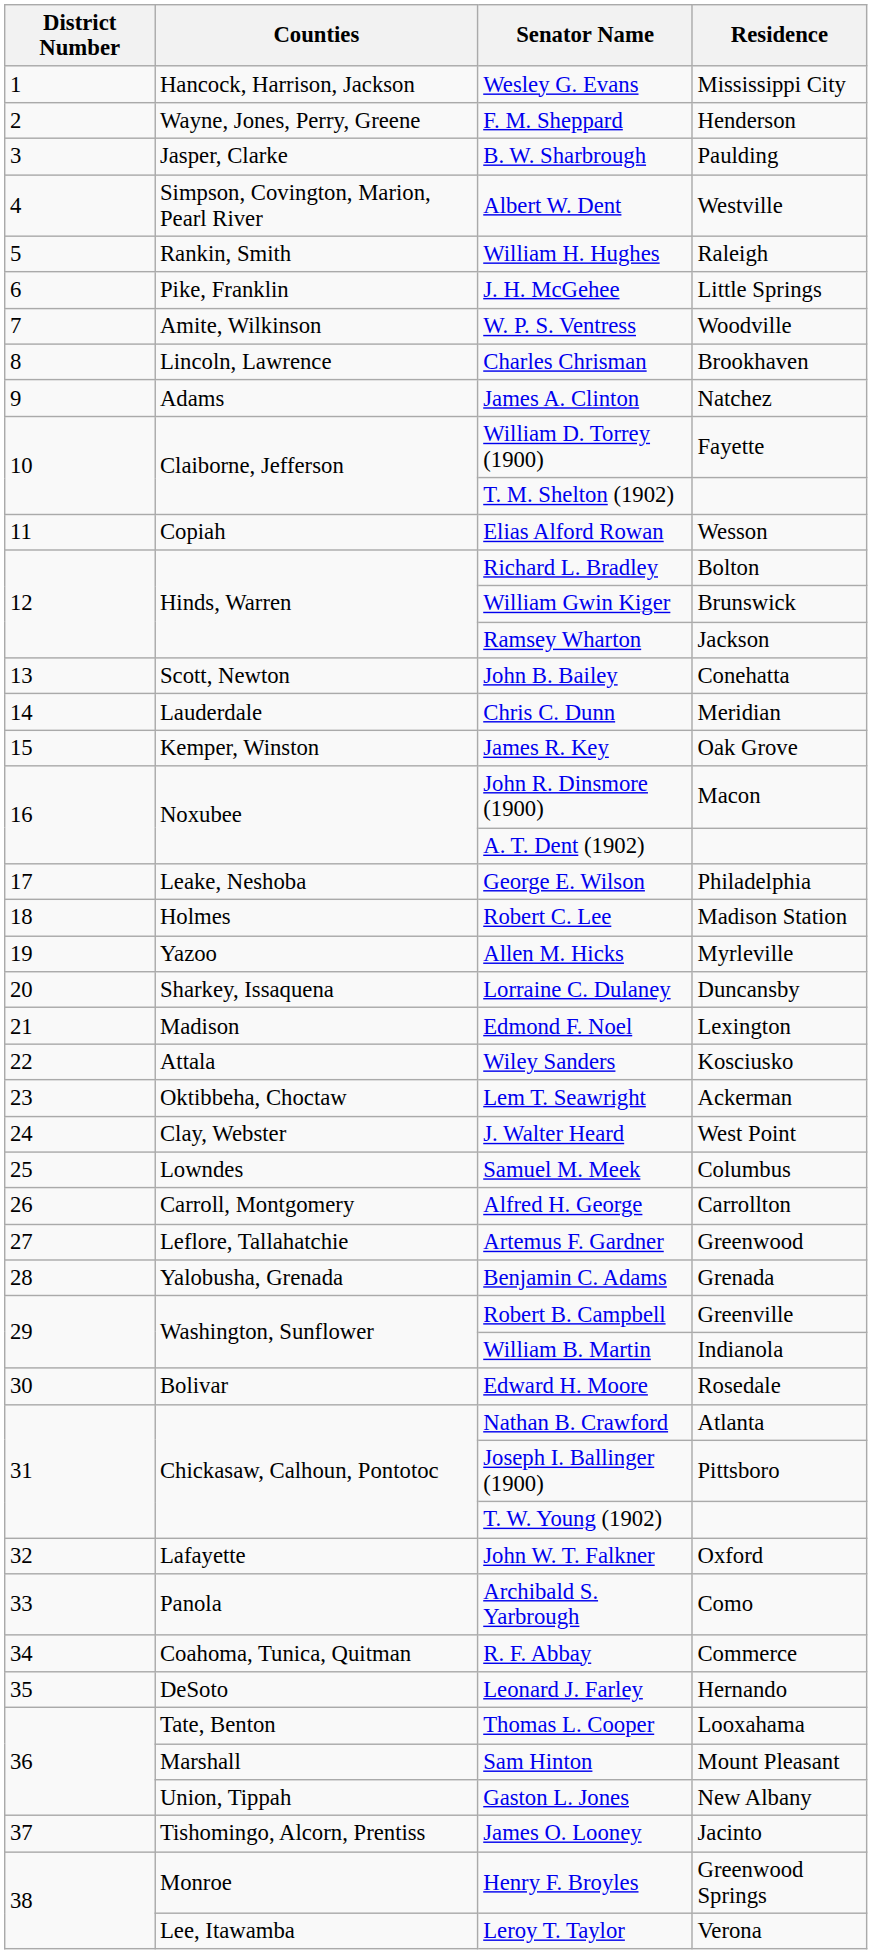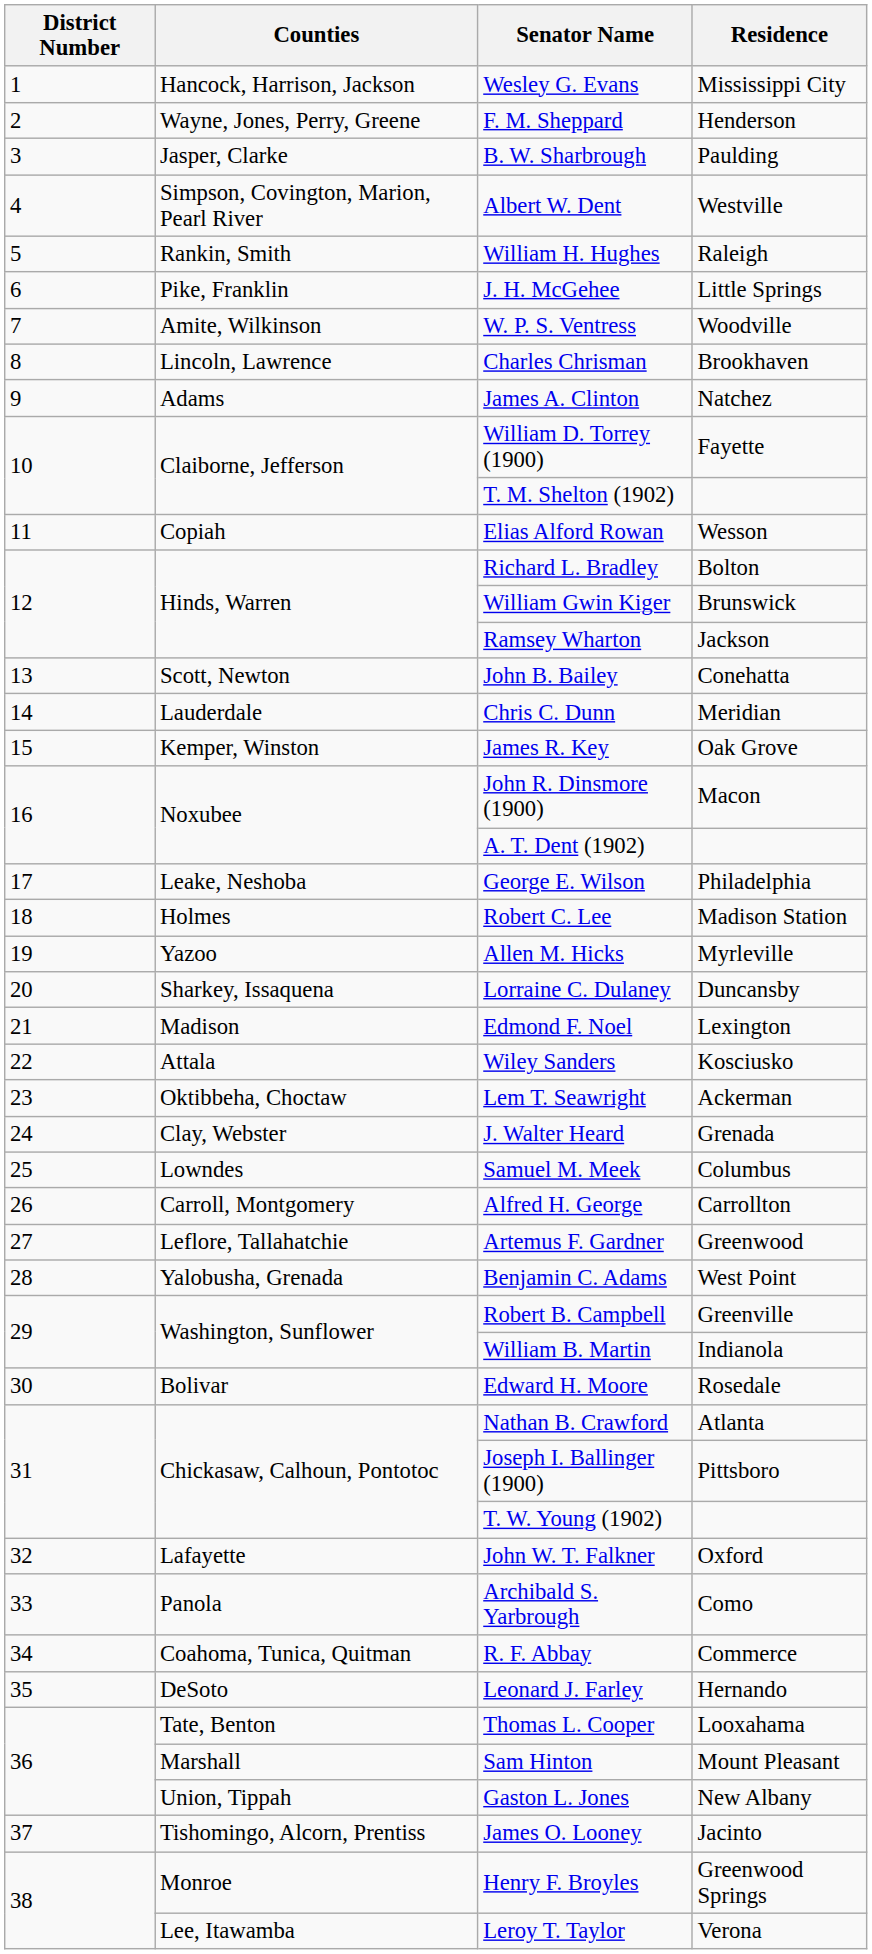(747, 1133) West Point -> (736, 1133) Grenada
(736, 1277) Grenada -> (747, 1277) West Point
